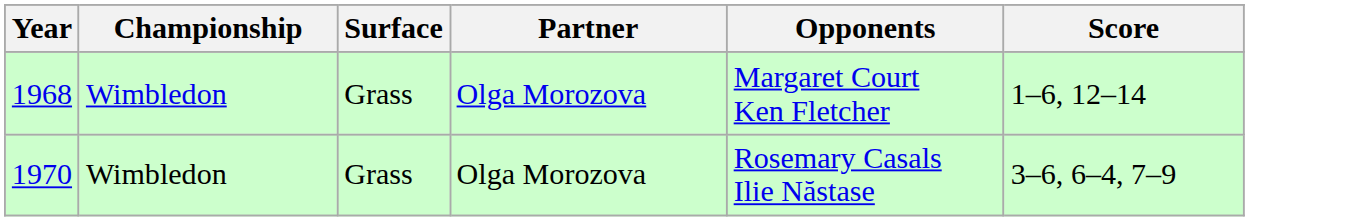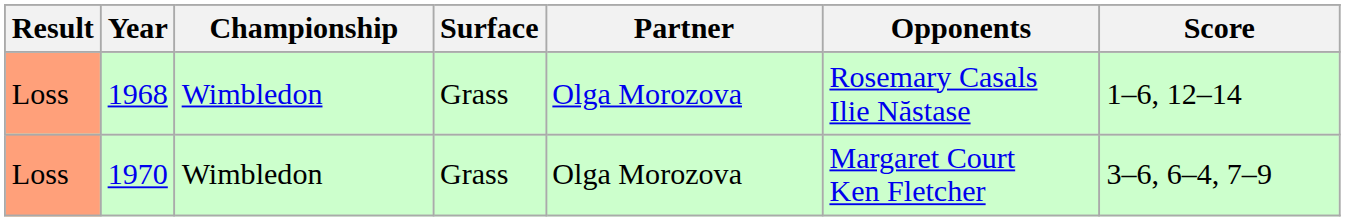+ column: (53, 28)
(827, 92) Margaret Court Ken Fletcher -> (933, 92) Rosemary Casals Ilie Năstase
(838, 174) Rosemary Casals Ilie Năstase -> (922, 174) Margaret Court Ken Fletcher
